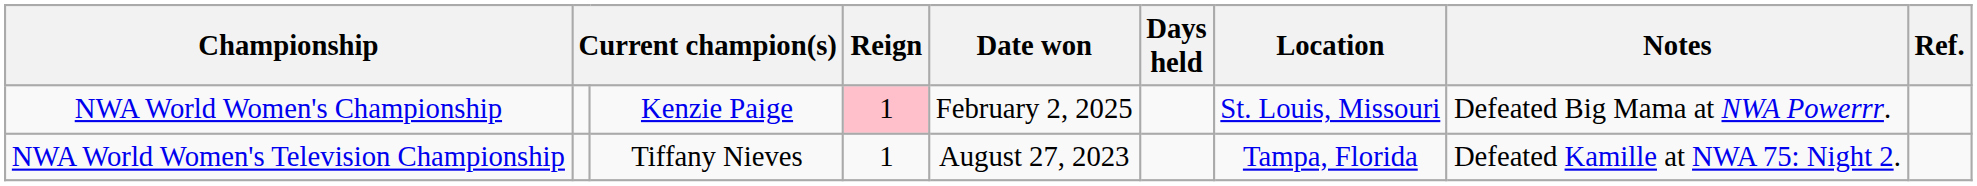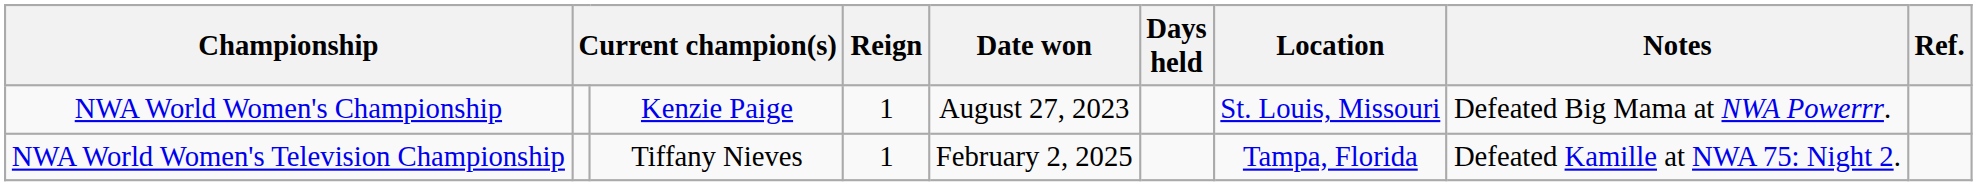(886, 108) pink background -> (886, 108) no background
(1034, 108) February 2, 2025 -> (1034, 108) August 27, 2023
(1034, 156) August 27, 2023 -> (1034, 156) February 2, 2025
